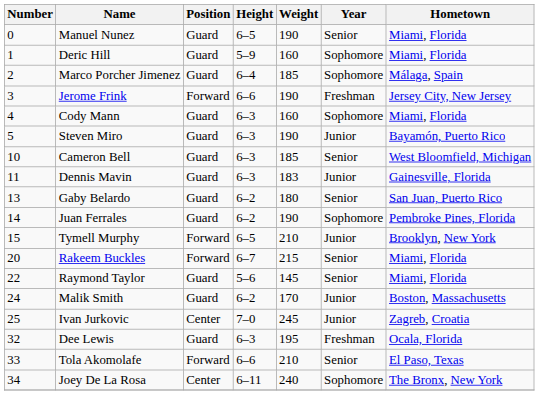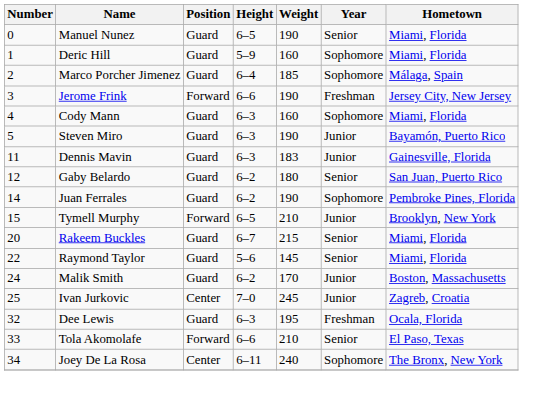- row: (94, 156)
(14, 197) 13 -> (14, 177) 12
(208, 258) Forward -> (202, 237) Guard
